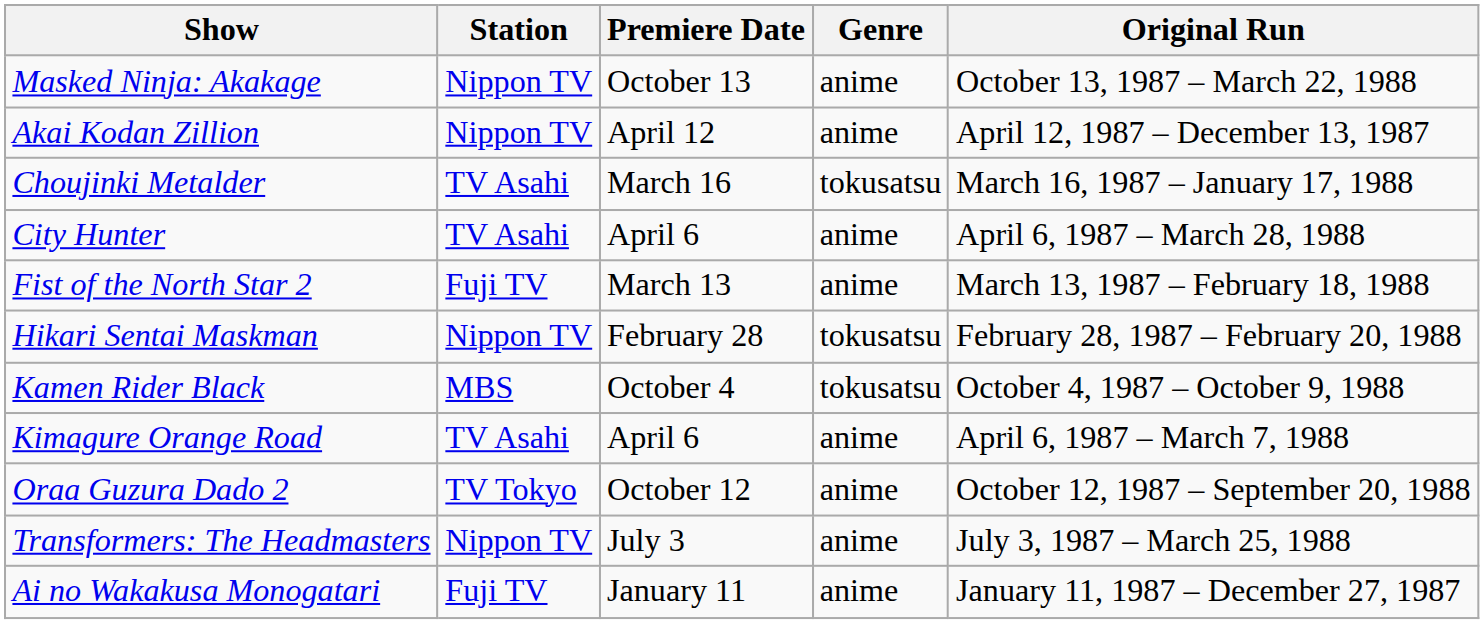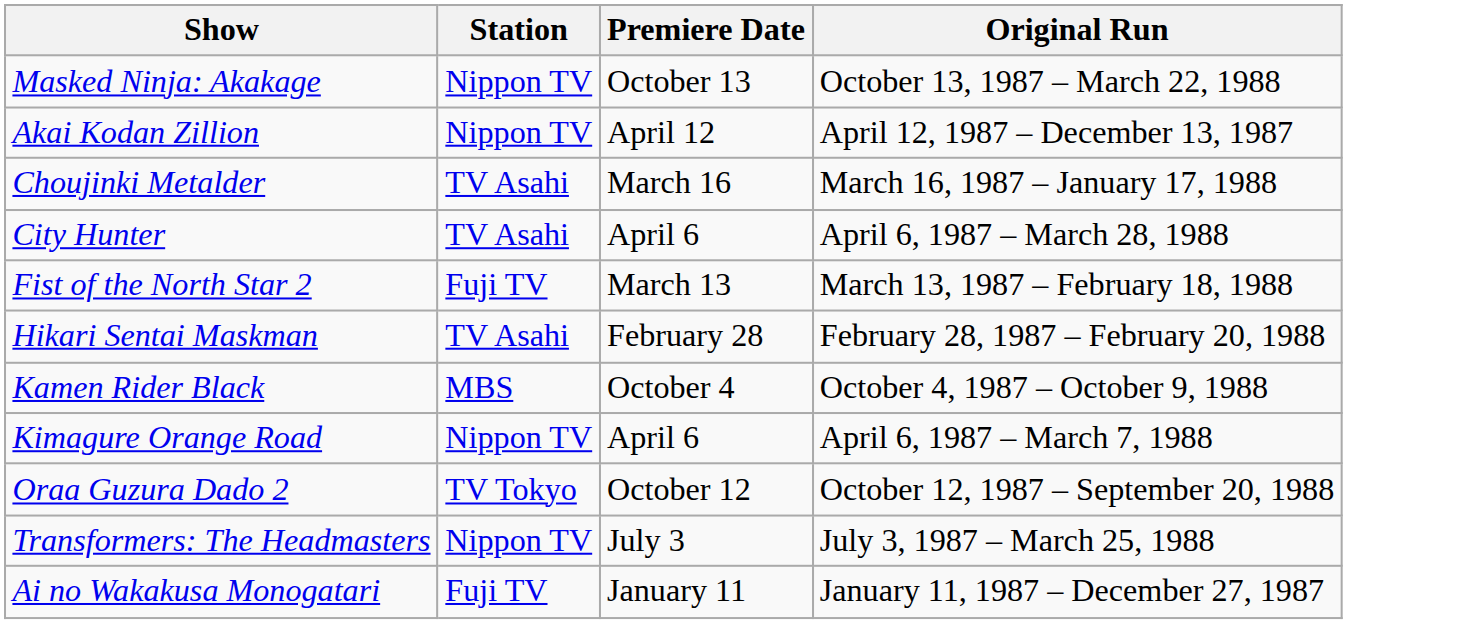- column: (881, 30)
(519, 336) Nippon TV -> (507, 336) TV Asahi
(507, 438) TV Asahi -> (519, 438) Nippon TV
